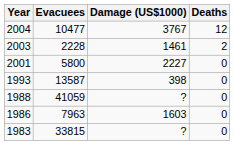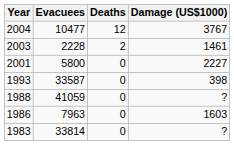columns swapped: (209, 13) <-> (138, 13)
(70, 81) 13587 -> (70, 81) 33587
(70, 132) 33815 -> (70, 132) 33814
